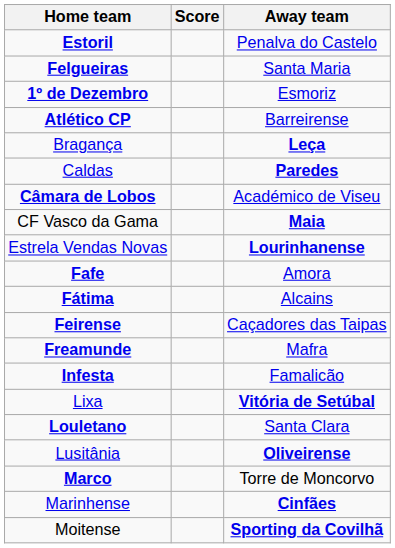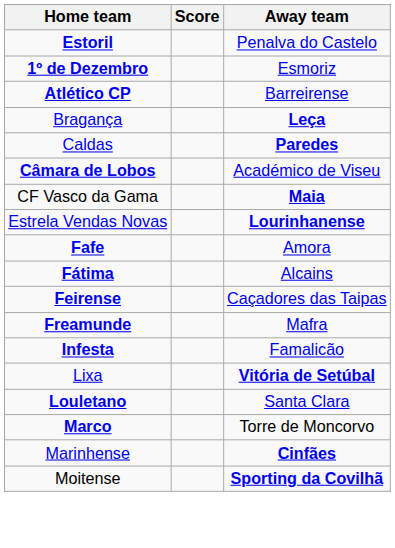- row: (88, 68)
- row: (88, 453)
